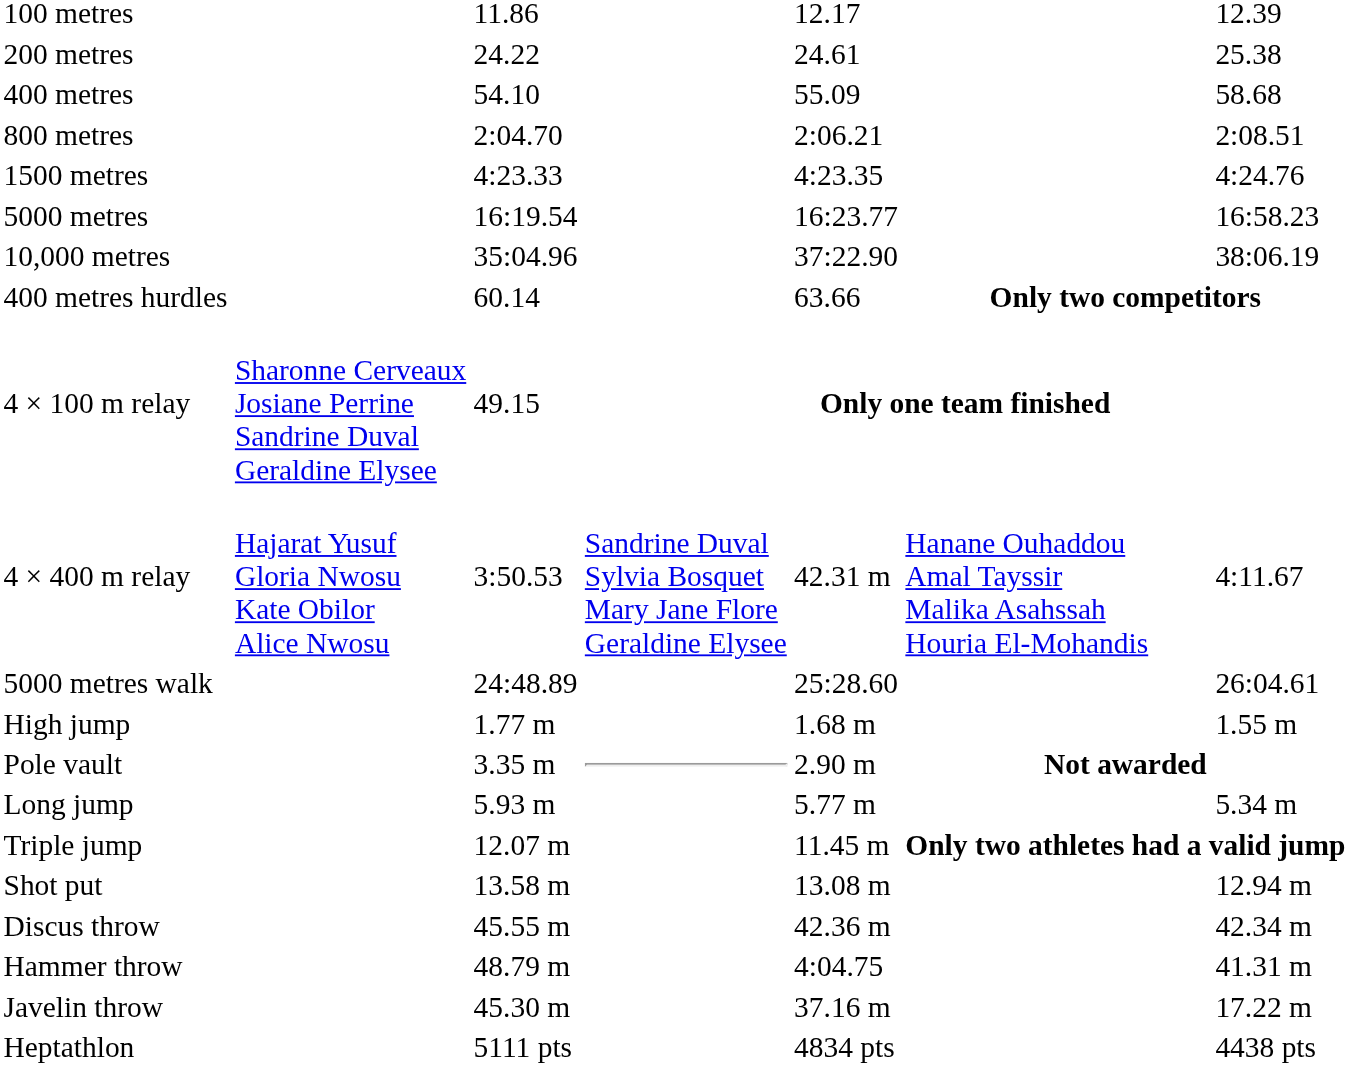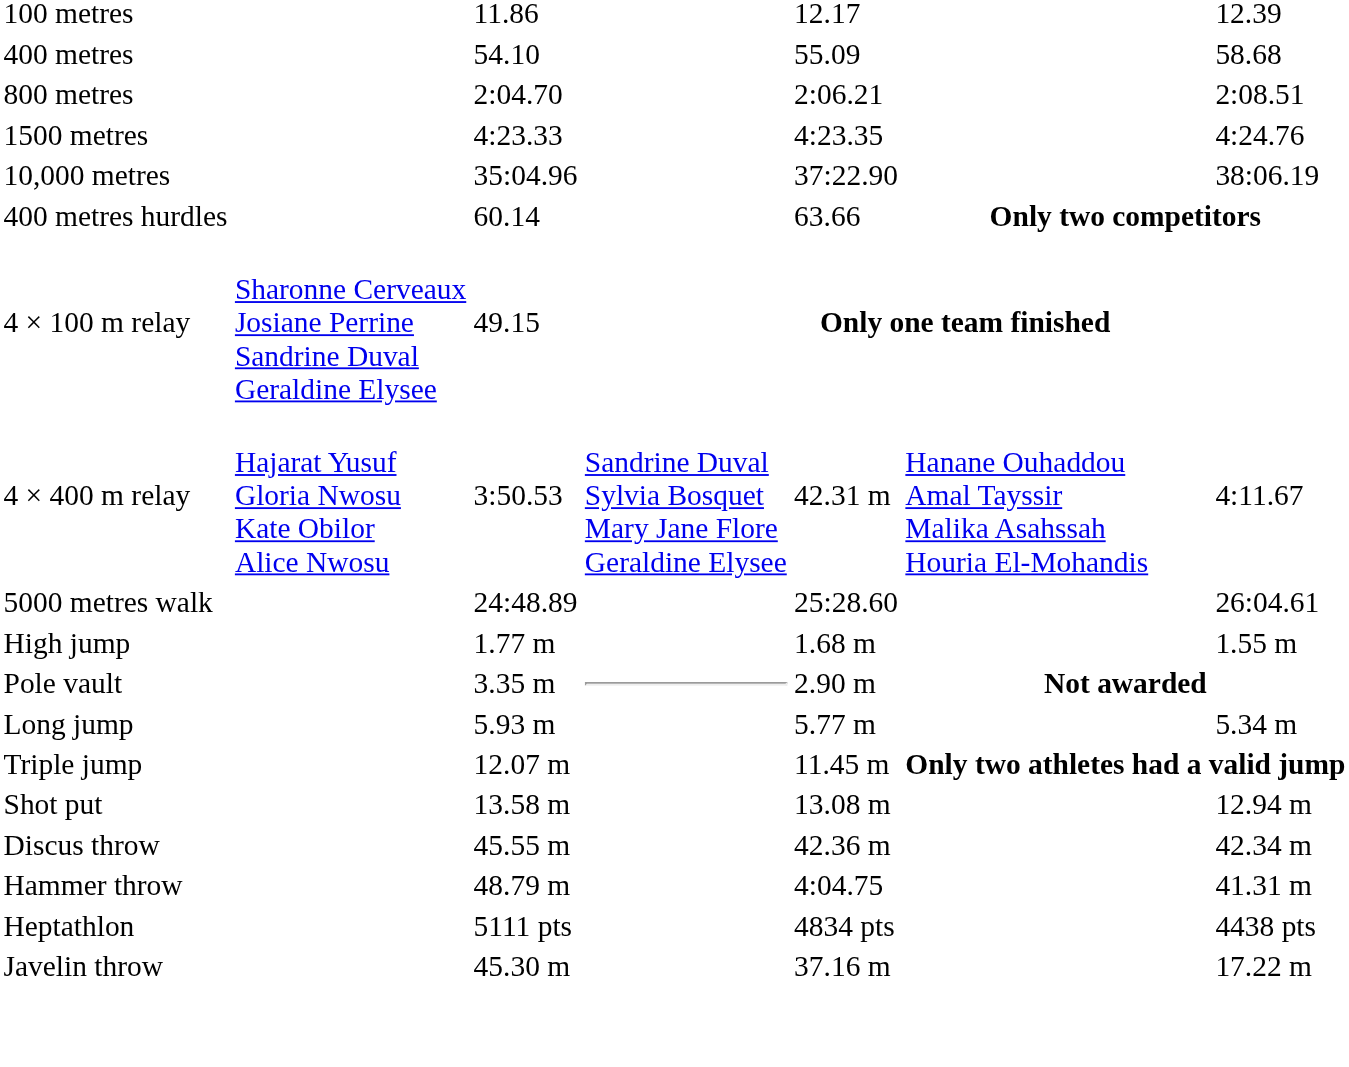- row: (69, 54)
- row: (76, 216)
rows swapped: (83, 1007) <-> (69, 1047)
